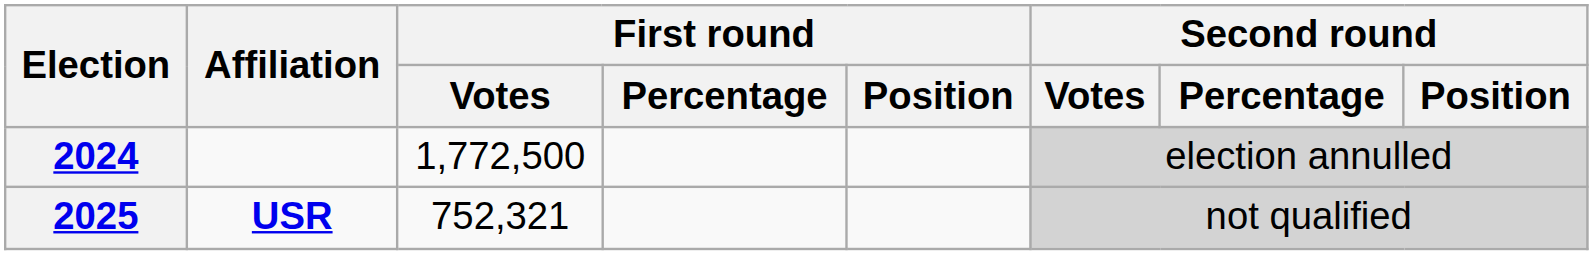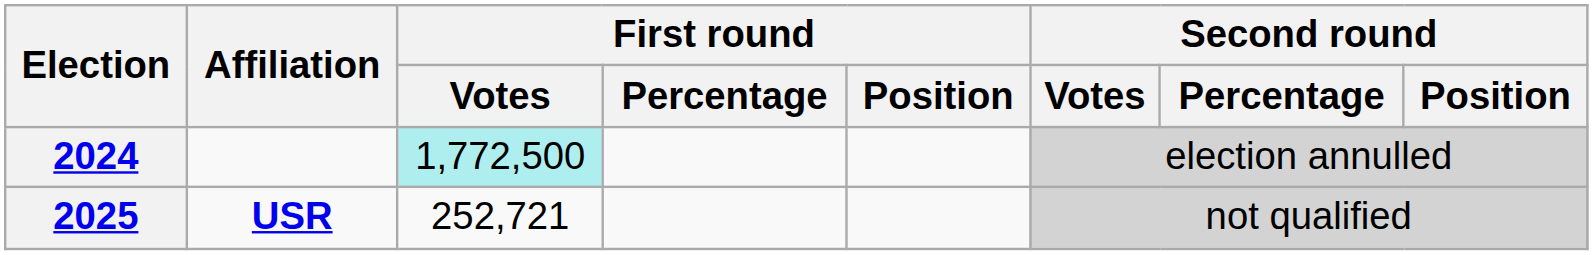(500, 156) no background -> (500, 156) paleturquoise background
(500, 216) 752,321 -> (500, 216) 252,721
